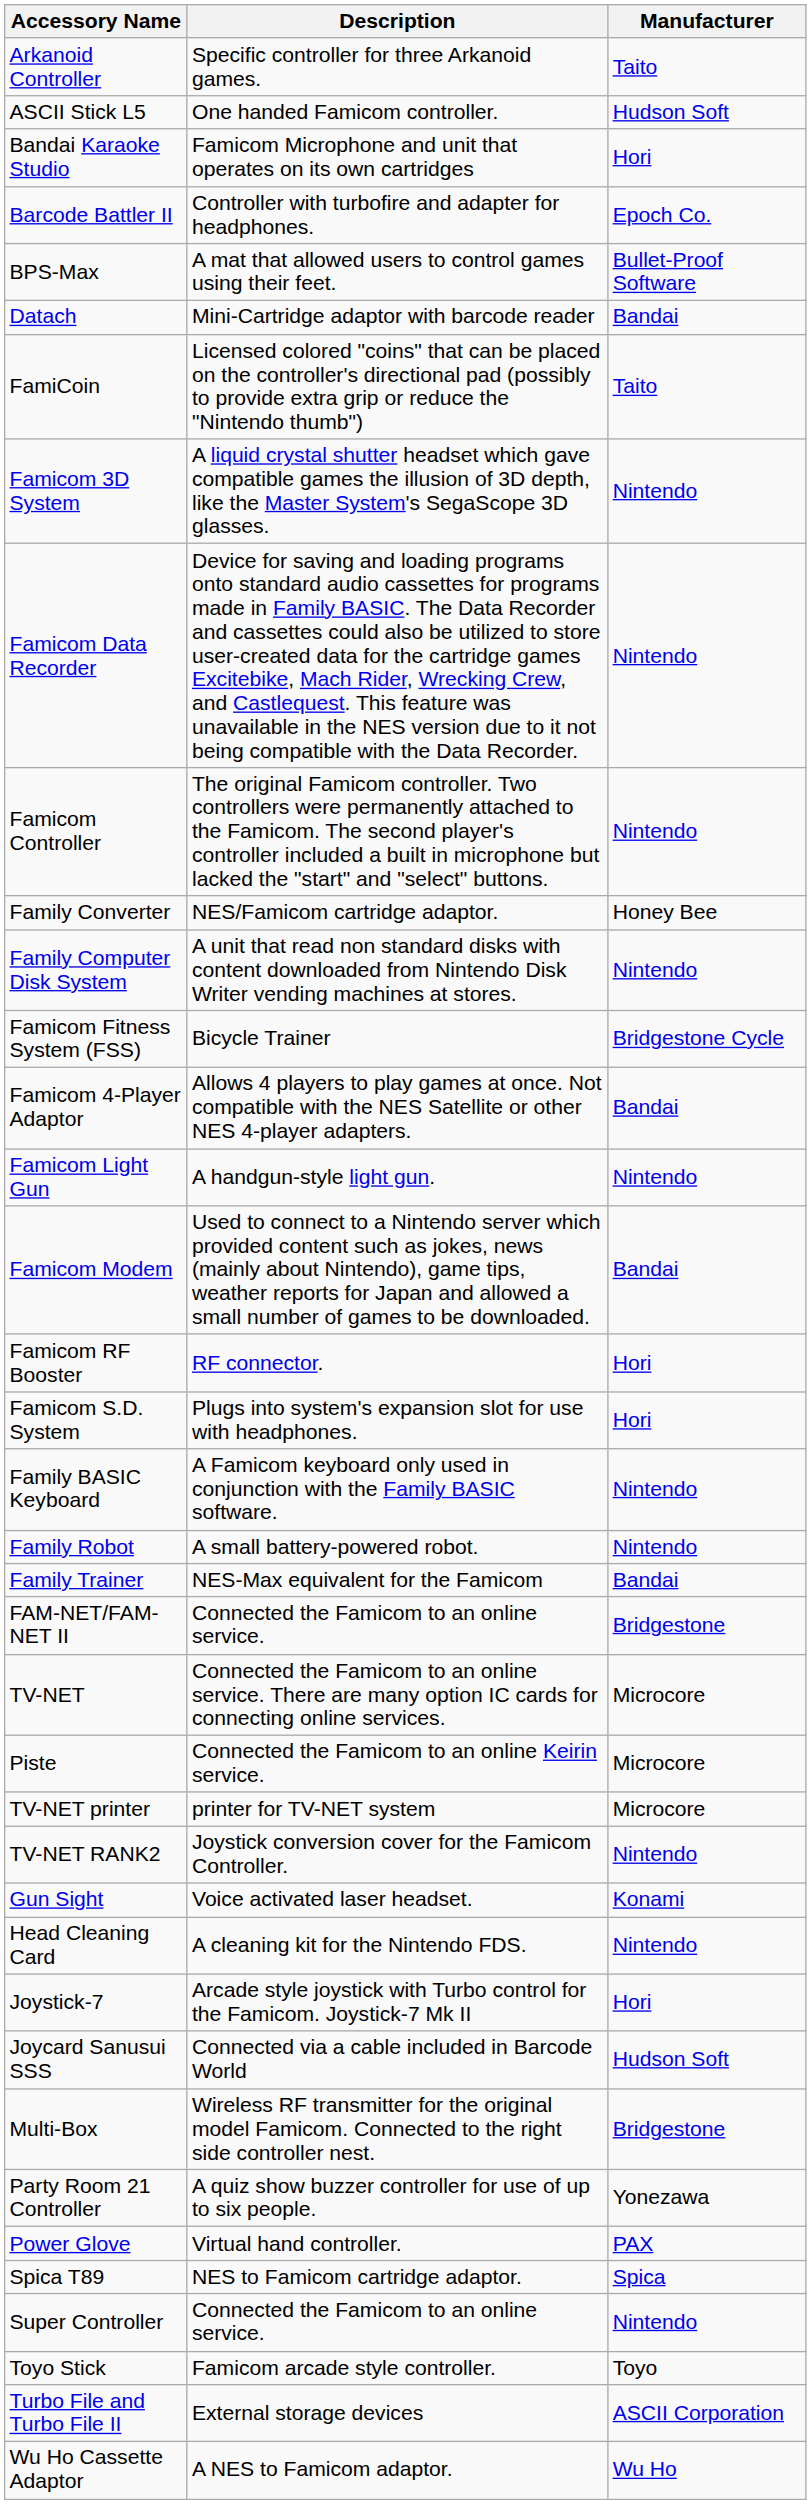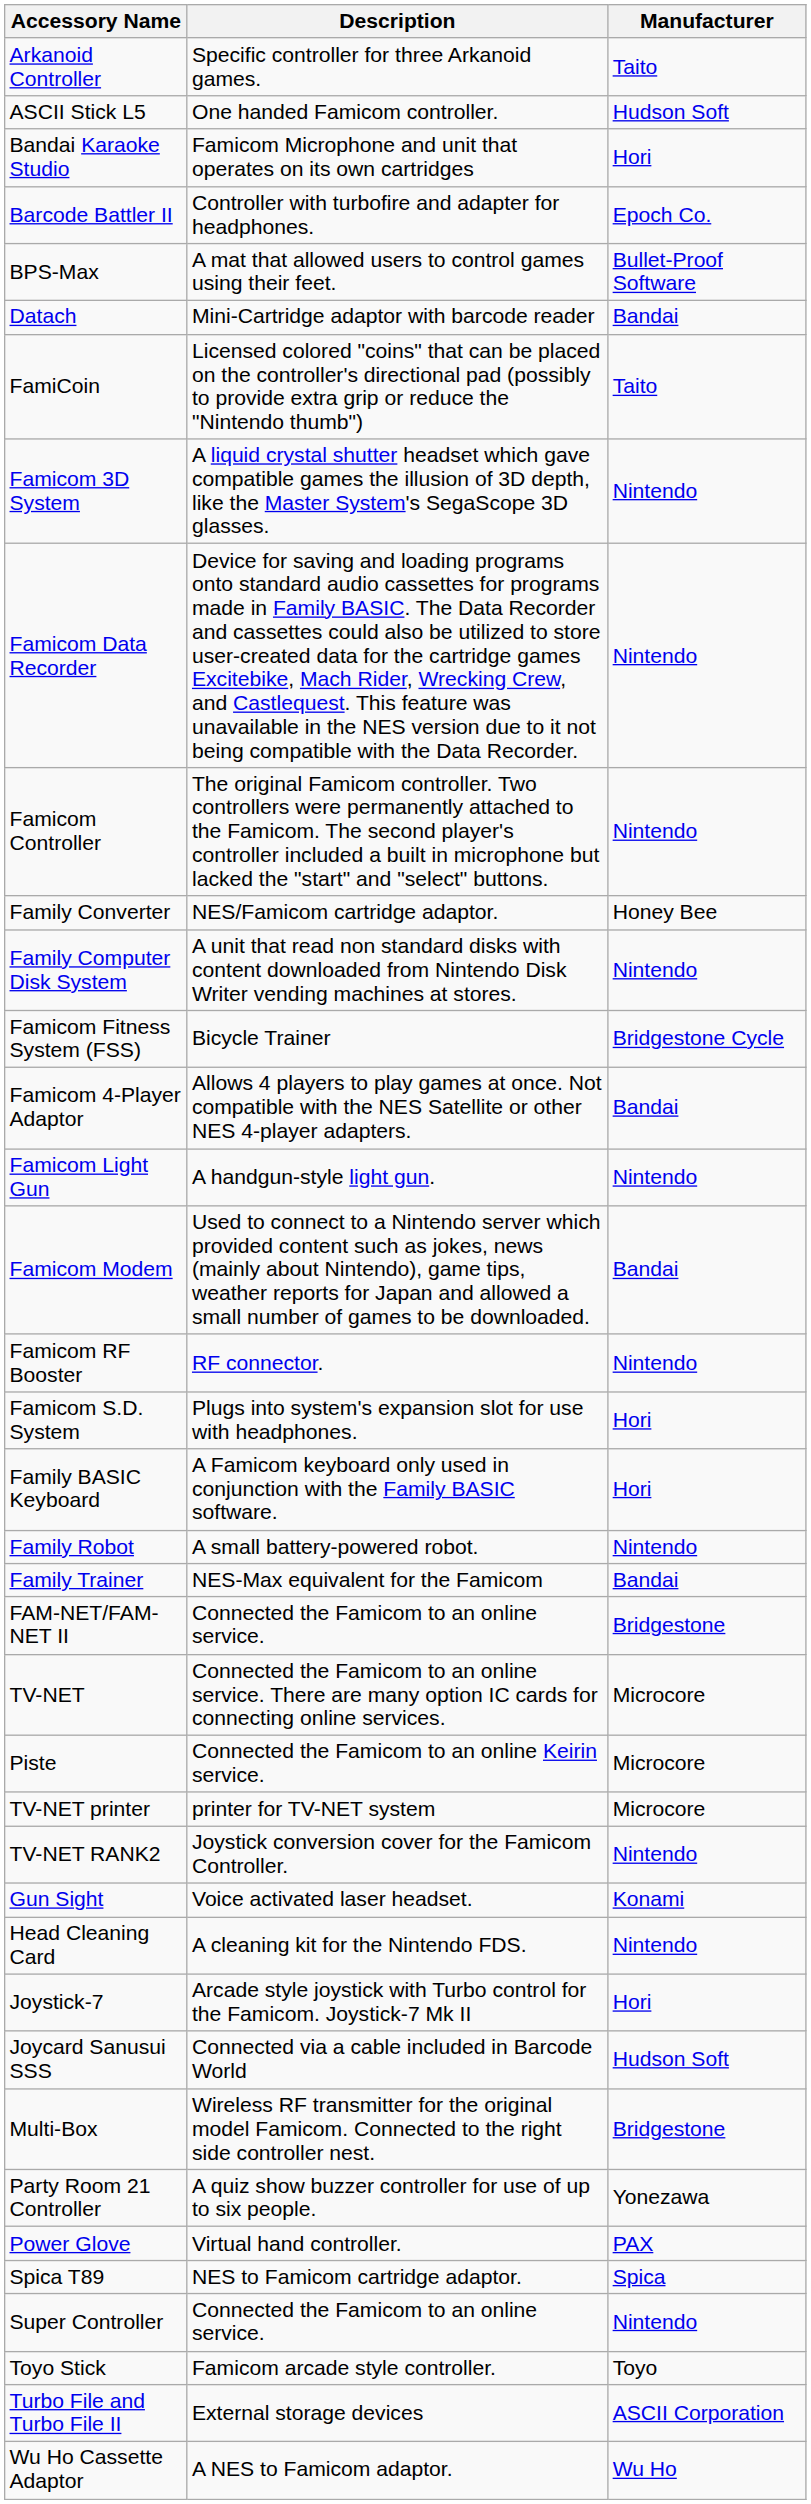(632, 1362) Hori -> (655, 1362) Nintendo
(655, 1489) Nintendo -> (632, 1489) Hori
